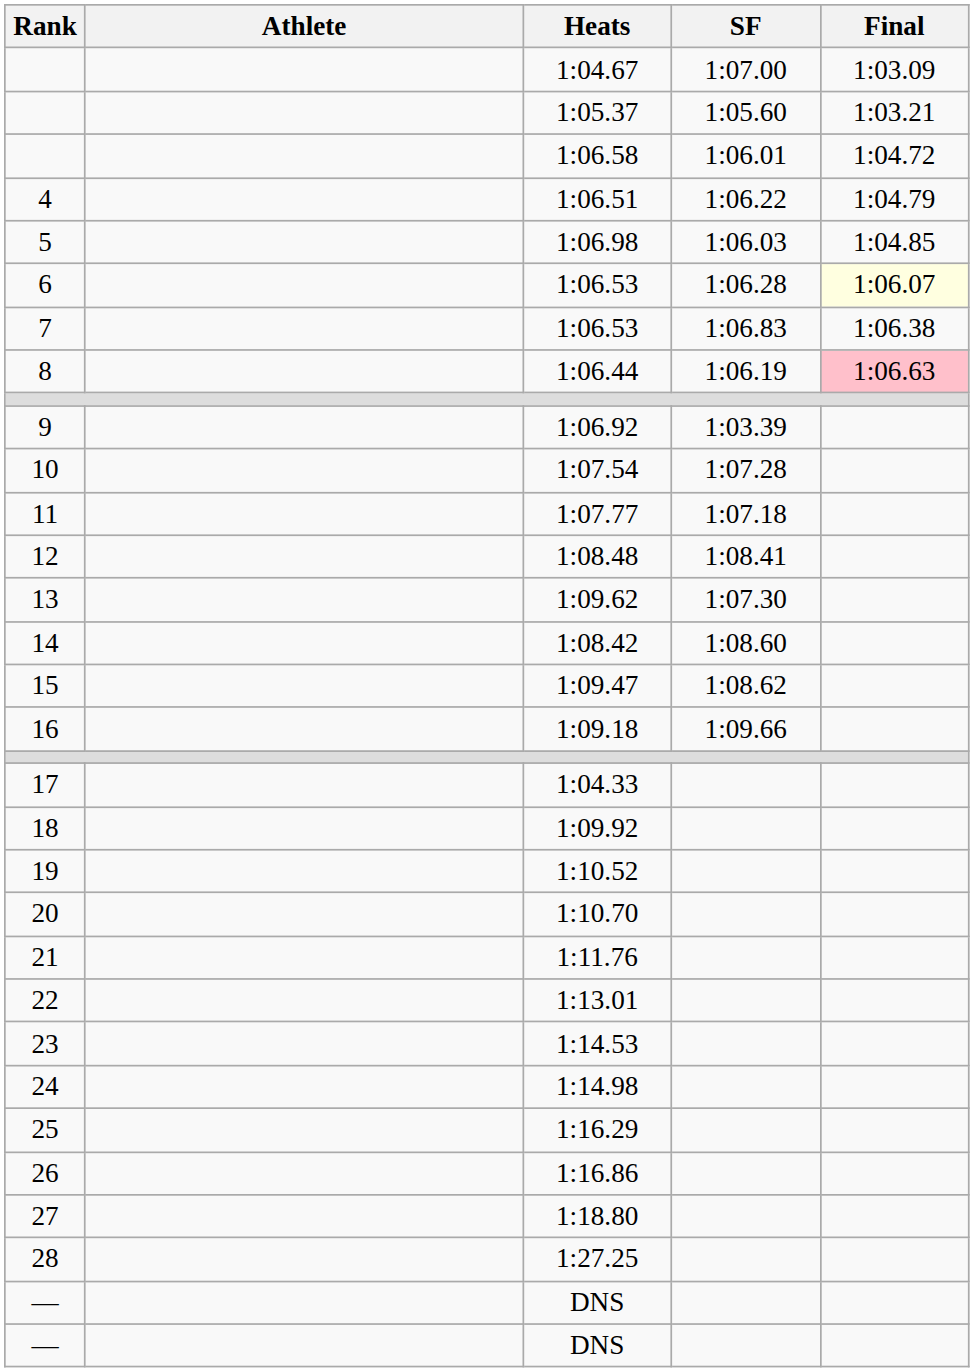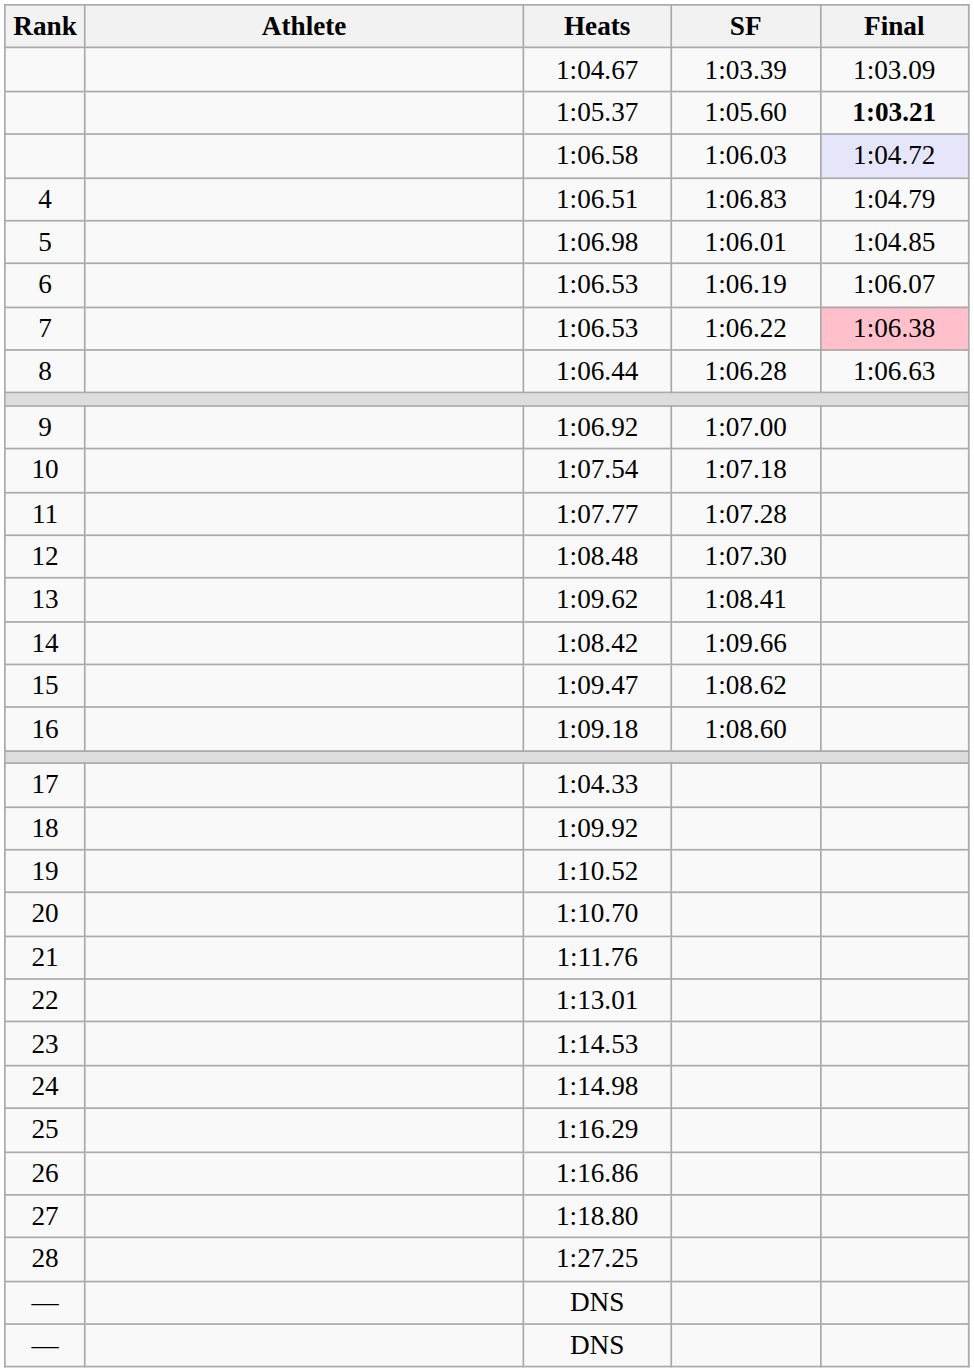(746, 69) 1:07.00 -> (746, 69) 1:03.39
(894, 112) normal -> (894, 112) bold
(746, 155) 1:06.01 -> (746, 155) 1:06.03
(894, 155) no background -> (894, 155) lavender background
(746, 198) 1:06.22 -> (746, 198) 1:06.83
(746, 241) 1:06.03 -> (746, 241) 1:06.01
(746, 284) 1:06.28 -> (746, 284) 1:06.19
(894, 284) lightyellow background -> (894, 284) no background
(746, 328) 1:06.83 -> (746, 328) 1:06.22
(894, 328) no background -> (894, 328) pink background
(746, 371) 1:06.19 -> (746, 371) 1:06.28
(894, 371) pink background -> (894, 371) no background
(746, 426) 1:03.39 -> (746, 426) 1:07.00
(746, 469) 1:07.28 -> (746, 469) 1:07.18
(746, 513) 1:07.18 -> (746, 513) 1:07.28
(746, 556) 1:08.41 -> (746, 556) 1:07.30
(746, 599) 1:07.30 -> (746, 599) 1:08.41
(746, 642) 1:08.60 -> (746, 642) 1:09.66
(746, 728) 1:09.66 -> (746, 728) 1:08.60
